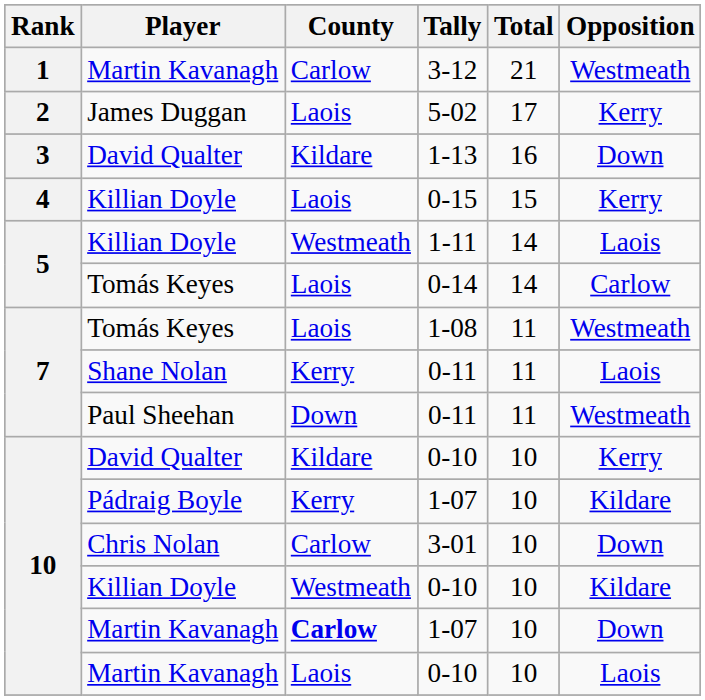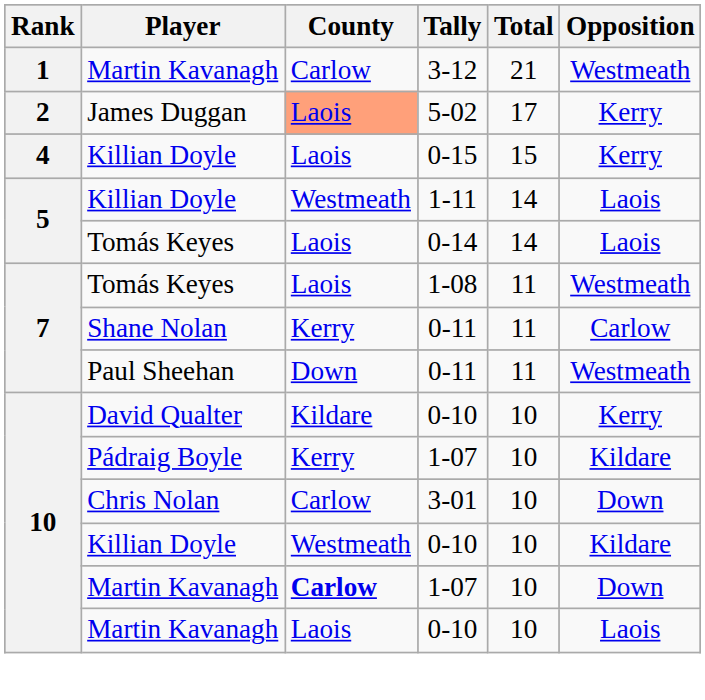(321, 112) no background -> (321, 112) lightsalmon background
- row: (165, 155)
(630, 284) Carlow -> (630, 241) Laois
(630, 371) Laois -> (630, 328) Carlow
